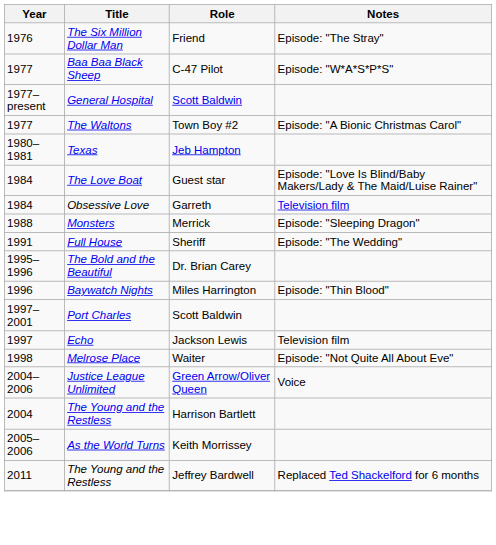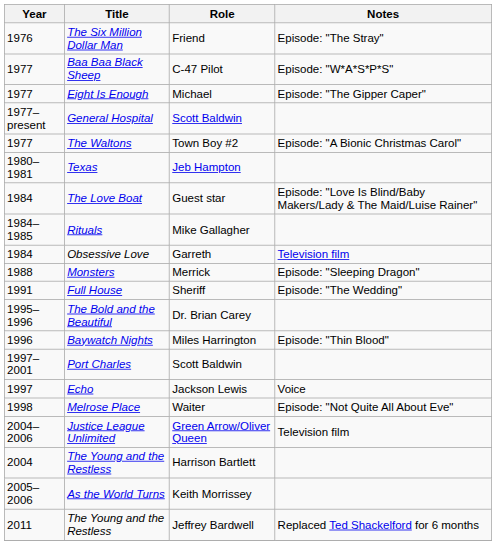+ row: (108, 94)
+ row: (85, 230)
(313, 340) Television film -> (292, 389) Voice
(292, 383) Voice -> (313, 432) Television film
